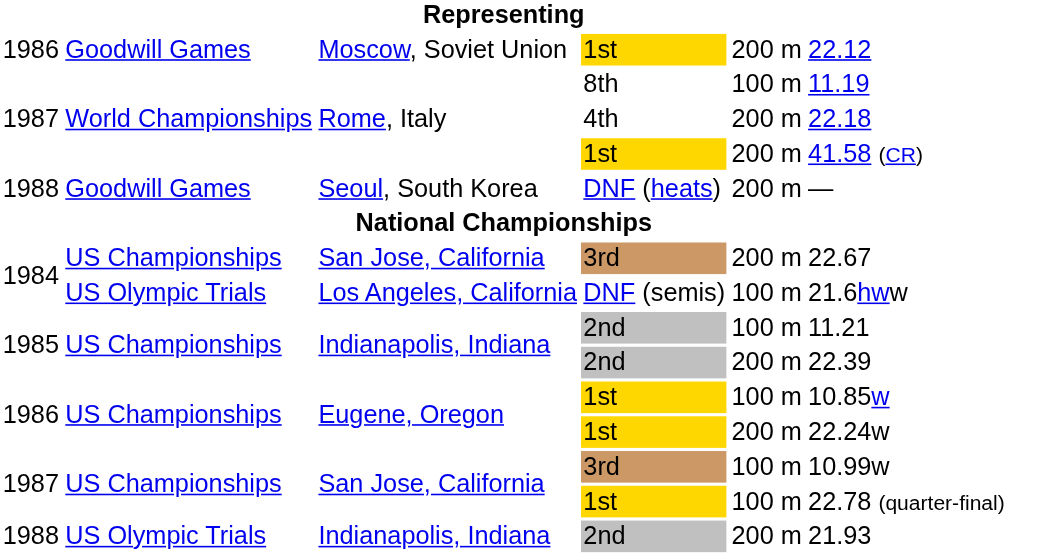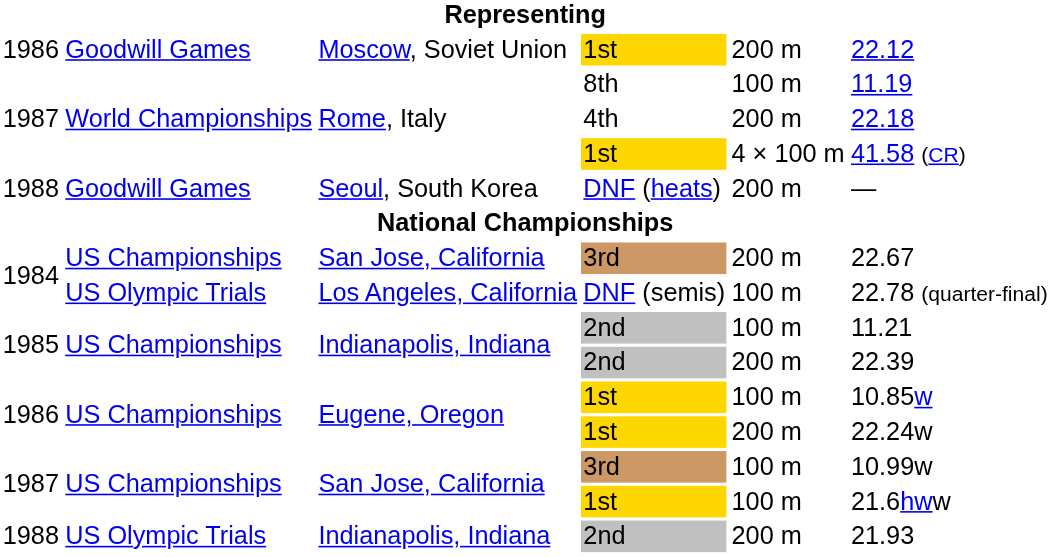(767, 153) 200 m -> (788, 153) 4 × 100 m
(858, 292) 21.6hww -> (949, 292) 22.78 (quarter-final)
(906, 501) 22.78 (quarter-final) -> (901, 501) 21.6hww
